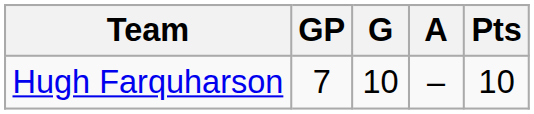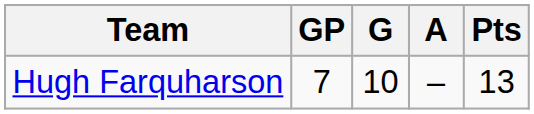(497, 81) 10 -> (497, 81) 13
